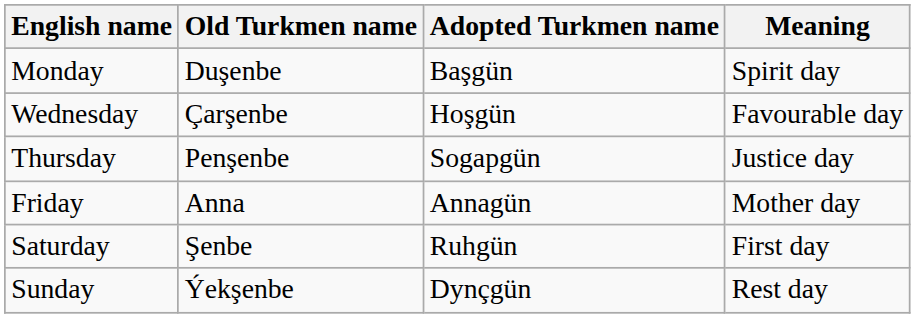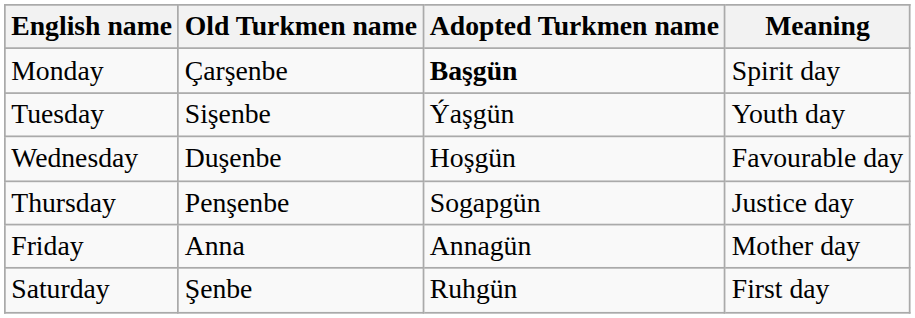(233, 70) Duşenbe -> (236, 70) Çarşenbe
(471, 70) normal -> (474, 70) bold
+ row: (58, 114)
(236, 114) Çarşenbe -> (233, 158) Duşenbe
- row: (53, 289)
